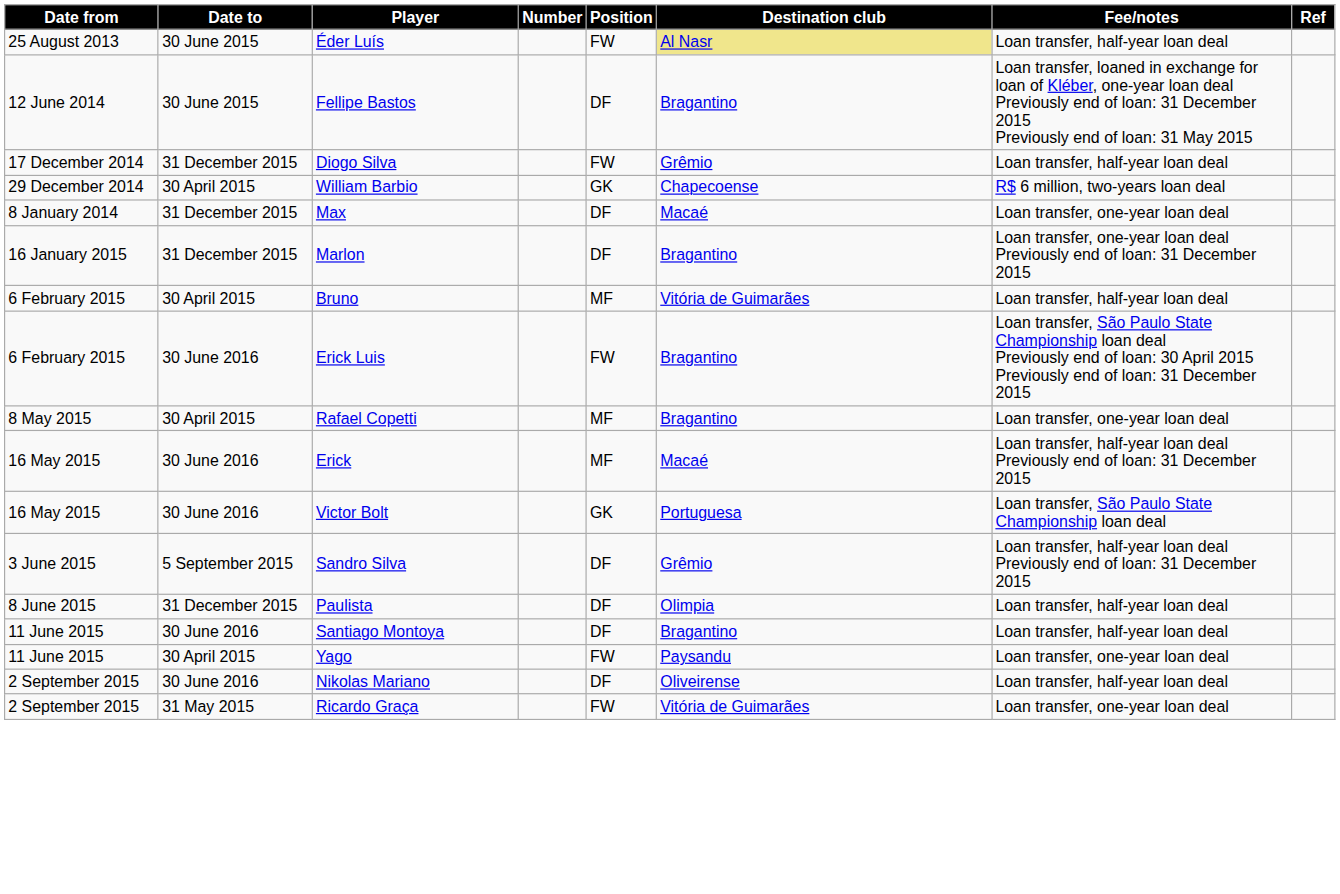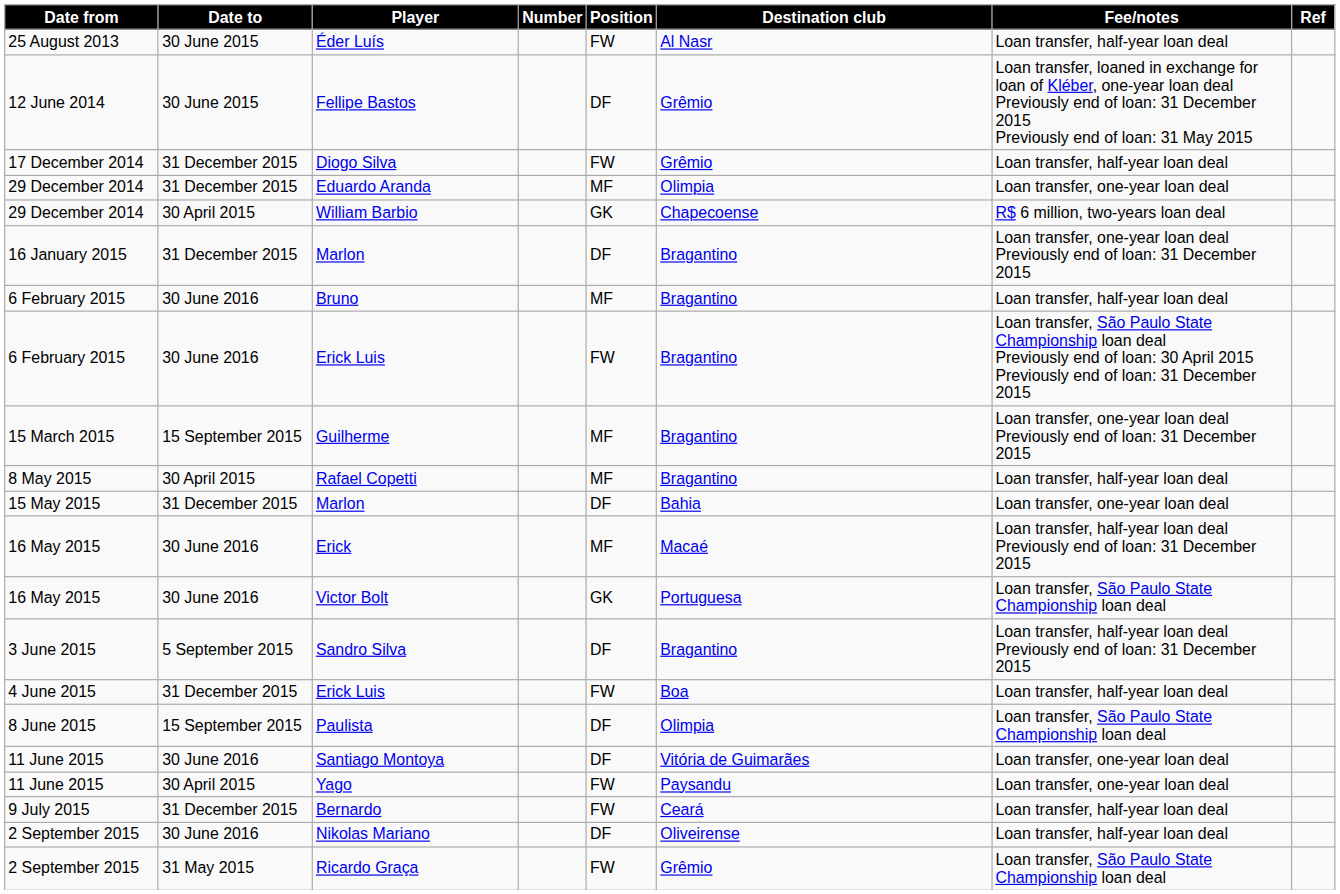(686, 42) khaki background -> (686, 42) no background
(699, 102) Bragantino -> (686, 102) Grêmio
+ row: (76, 187)
- row: (63, 212)
(209, 298) 30 April 2015 -> (210, 298) 30 June 2016
(735, 298) Vitória de Guimarães -> (699, 298) Bragantino
+ row: (61, 436)
(1112, 418) Loan transfer, one-year loan deal -> (1112, 478) Loan transfer, half-year loan deal
+ row: (54, 503)
(686, 563) Grêmio -> (699, 649) Bragantino
+ row: (52, 691)
(230, 606) 31 December 2015 -> (232, 725) 15 September 2015
(1112, 606) Loan transfer, half-year loan deal -> (1104, 725) Loan transfer, São Paulo State Championship loan deal
(699, 631) Bragantino -> (735, 759) Vitória de Guimarães
(1112, 631) Loan transfer, half-year loan deal -> (1112, 759) Loan transfer, one-year loan deal
+ row: (49, 809)
(735, 706) Vitória de Guimarães -> (686, 868) Grêmio
(1112, 706) Loan transfer, one-year loan deal -> (1104, 868) Loan transfer, São Paulo State Championship loan deal
